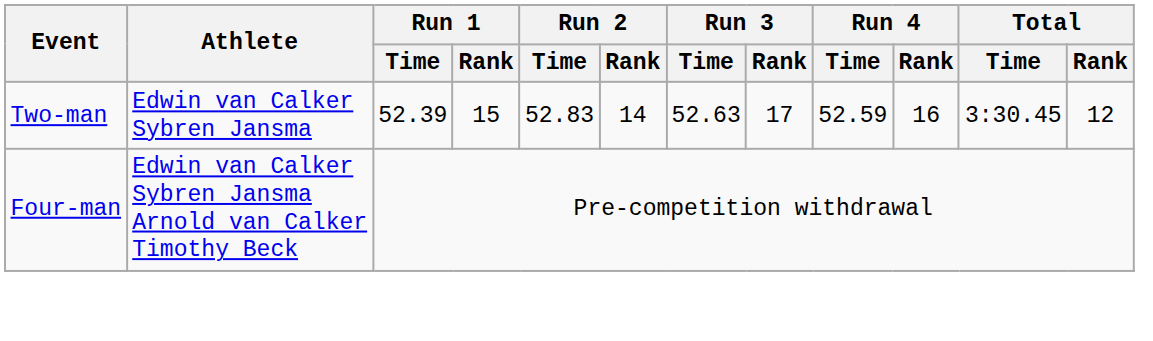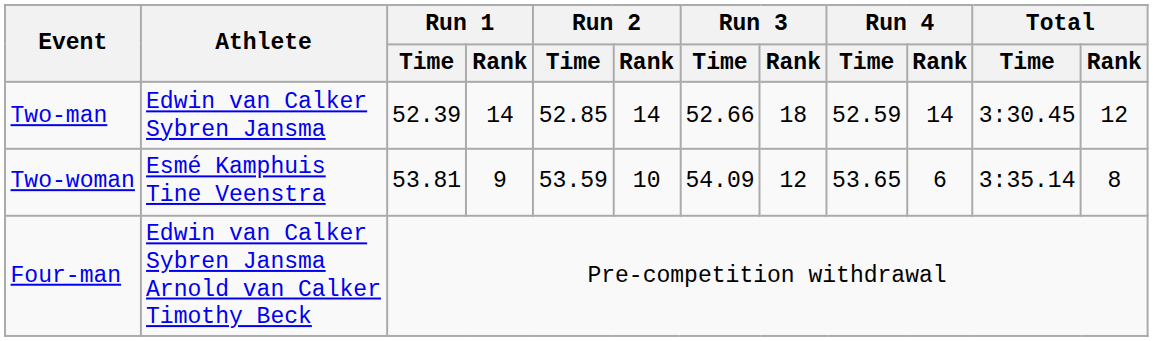(486, 115) 15 -> (500, 115) 14
(559, 115) 52.83 -> (573, 115) 52.85
(706, 115) 52.63 -> (720, 115) 52.66
(780, 115) 17 -> (793, 115) 18
(926, 115) 16 -> (940, 115) 14
+ row: (73, 182)
